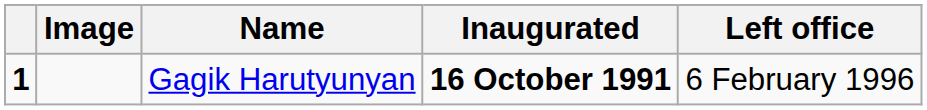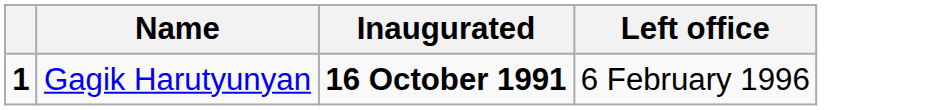- column: (89, 29)
